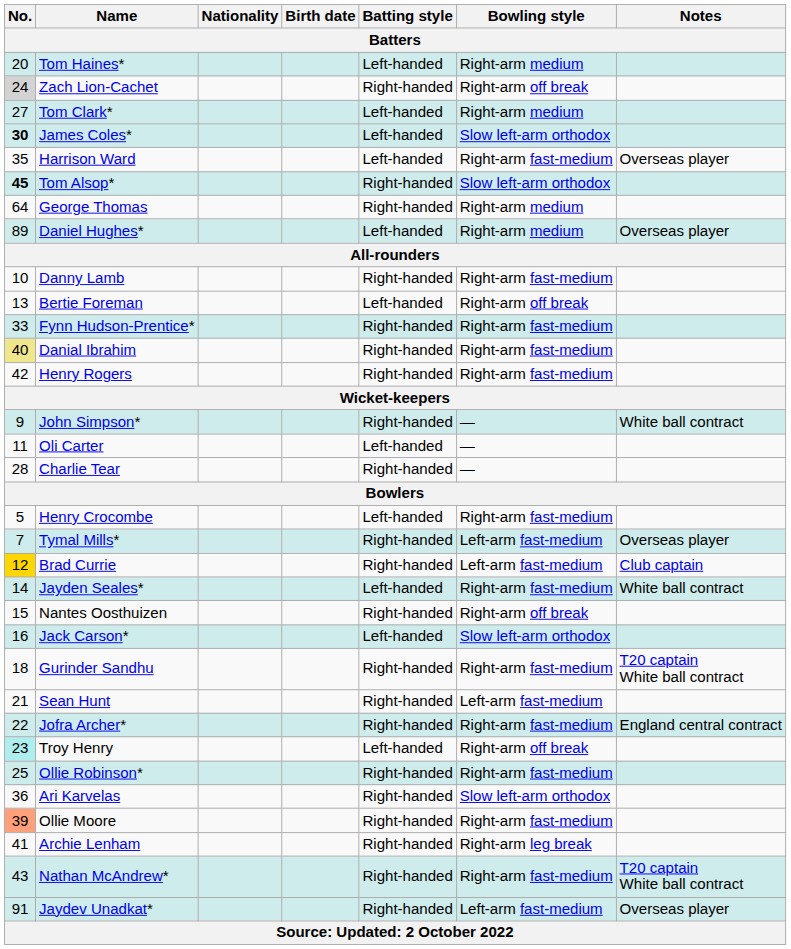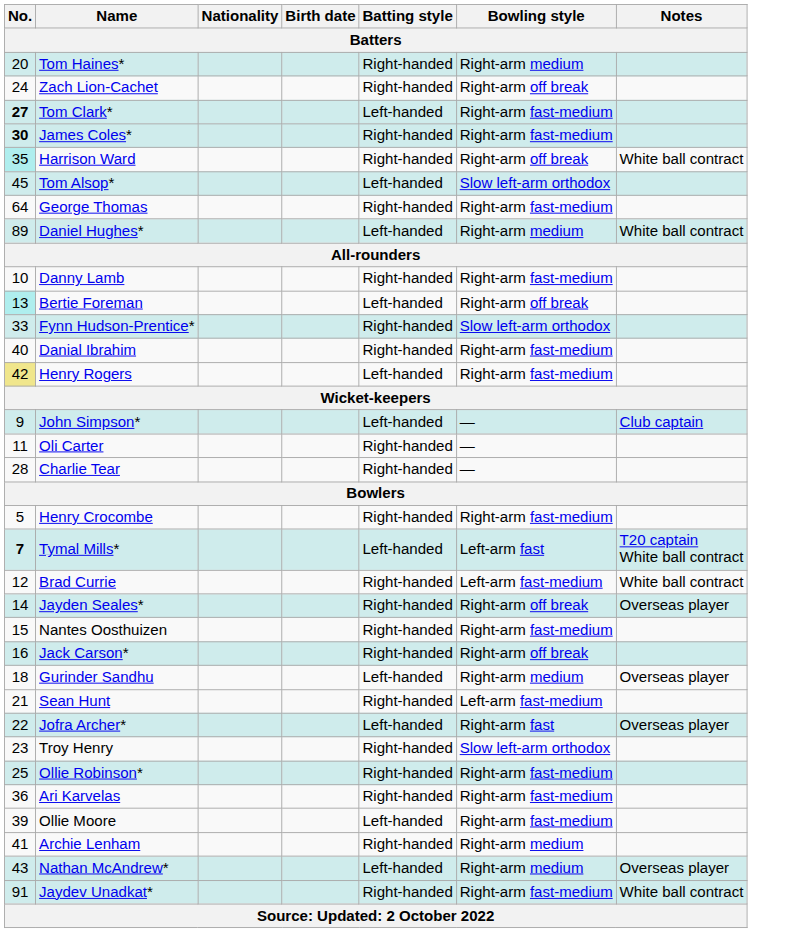(403, 64) Left-handed -> (408, 64) Right-handed
(20, 87) lightgrey background -> (20, 87) no background
(20, 111) normal -> (20, 111) bold
(522, 111) Right-arm medium -> (536, 111) Right-arm fast-medium
(403, 135) Left-handed -> (408, 135) Right-handed
(535, 135) Slow left-arm orthodox -> (536, 135) Right-arm fast-medium
(20, 159) no background -> (20, 159) paleturquoise background
(403, 159) Left-handed -> (408, 159) Right-handed
(536, 159) Right-arm fast-medium -> (524, 159) Right-arm off break
(674, 159) Overseas player -> (681, 159) White ball contract
(20, 183) bold -> (20, 183) normal
(408, 183) Right-handed -> (403, 183) Left-handed
(522, 207) Right-arm medium -> (536, 207) Right-arm fast-medium
(674, 231) Overseas player -> (681, 231) White ball contract
(20, 302) no background -> (20, 302) paleturquoise background
(536, 326) Right-arm fast-medium -> (535, 326) Slow left-arm orthodox
(20, 350) khaki background -> (20, 350) no background
(20, 374) no background -> (20, 374) khaki background
(408, 374) Right-handed -> (403, 374) Left-handed
(408, 421) Right-handed -> (403, 421) Left-handed
(681, 421) White ball contract -> (661, 421) Club captain
(403, 445) Left-handed -> (408, 445) Right-handed
(403, 517) Left-handed -> (408, 517) Right-handed
(20, 541) normal -> (20, 549) bold
(408, 541) Right-handed -> (403, 549) Left-handed
(531, 541) Left-arm fast-medium -> (502, 549) Left-arm fast
(674, 541) Overseas player -> (681, 549) T20 captain White ball contract
(20, 565) gold background -> (20, 581) no background
(661, 565) Club captain -> (681, 581) White ball contract
(403, 588) Left-handed -> (408, 605) Right-handed
(536, 588) Right-arm fast-medium -> (524, 605) Right-arm off break
(681, 588) White ball contract -> (674, 605) Overseas player
(524, 612) Right-arm off break -> (536, 629) Right-arm fast-medium
(403, 636) Left-handed -> (408, 653) Right-handed
(535, 636) Slow left-arm orthodox -> (524, 653) Right-arm off break
(408, 668) Right-handed -> (403, 677) Left-handed
(536, 668) Right-arm fast-medium -> (522, 677) Right-arm medium
(681, 668) T20 captain White ball contract -> (674, 677) Overseas player
(408, 725) Right-handed -> (403, 725) Left-handed
(536, 725) Right-arm fast-medium -> (507, 725) Right-arm fast
(701, 725) England central contract -> (674, 725) Overseas player
(20, 748) paleturquoise background -> (20, 748) no background
(403, 748) Left-handed -> (408, 748) Right-handed
(524, 748) Right-arm off break -> (535, 748) Slow left-arm orthodox
(535, 796) Slow left-arm orthodox -> (536, 796) Right-arm fast-medium
(20, 820) lightsalmon background -> (20, 820) no background
(408, 820) Right-handed -> (403, 820) Left-handed
(526, 844) Right-arm leg break -> (522, 844) Right-arm medium
(408, 876) Right-handed -> (403, 868) Left-handed
(536, 876) Right-arm fast-medium -> (522, 868) Right-arm medium
(681, 876) T20 captain White ball contract -> (674, 868) Overseas player
(531, 908) Left-arm fast-medium -> (536, 892) Right-arm fast-medium
(674, 908) Overseas player -> (681, 892) White ball contract
